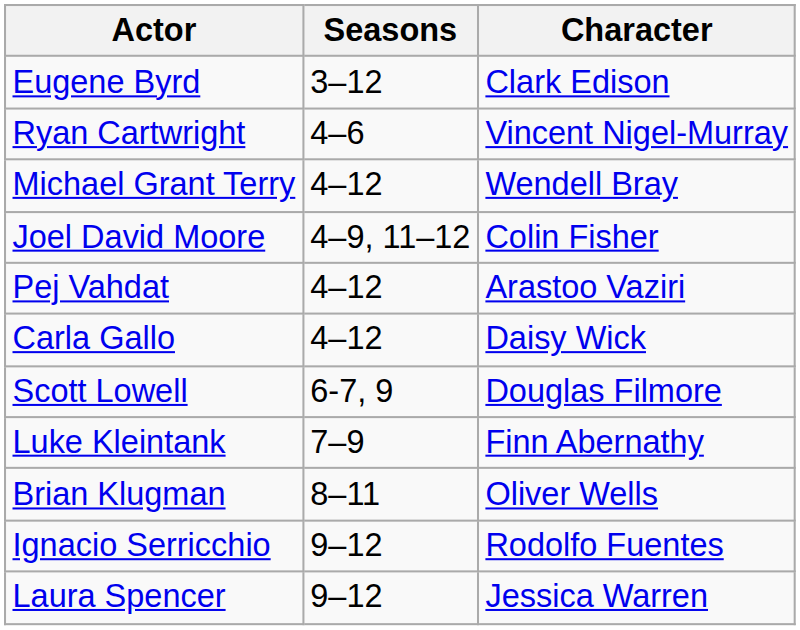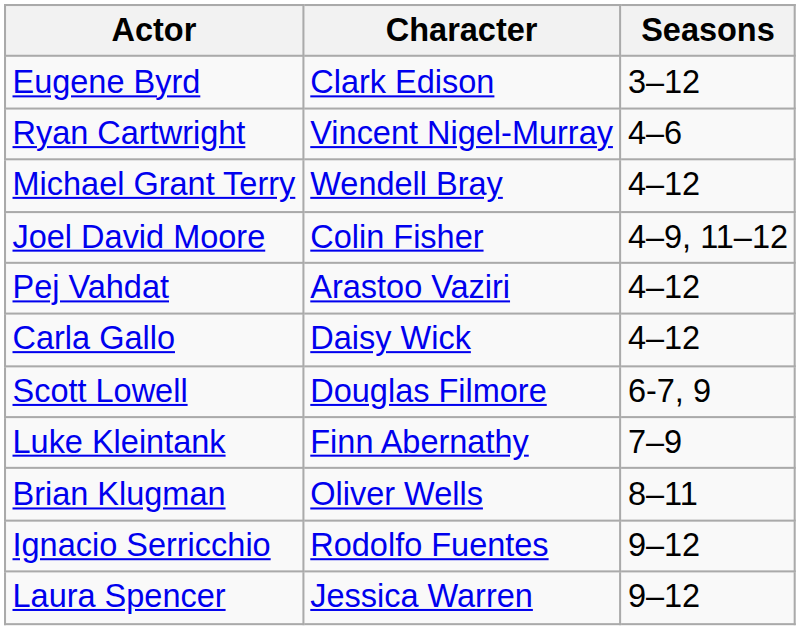columns swapped: (637, 30) <-> (390, 30)
